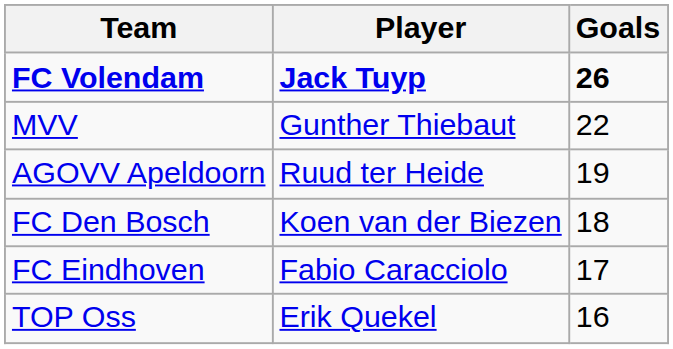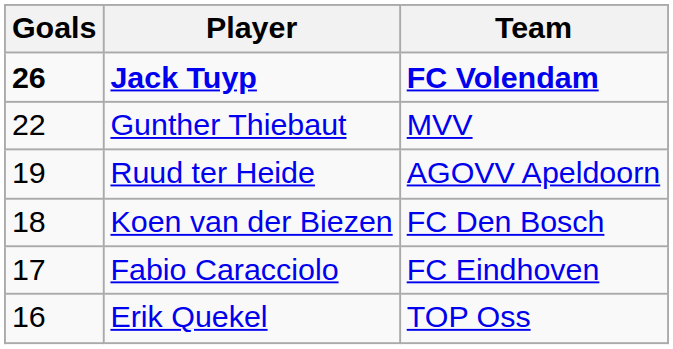columns swapped: (618, 28) <-> (139, 28)
